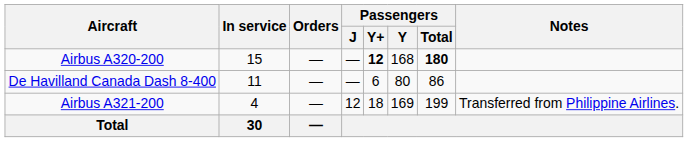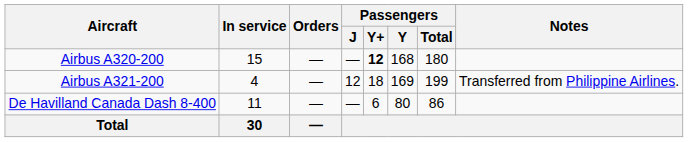(437, 59) bold -> (437, 59) normal
rows swapped: (112, 103) <-> (112, 81)
